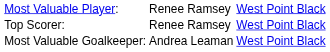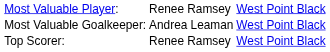rows swapped: (75, 41) <-> (34, 25)
